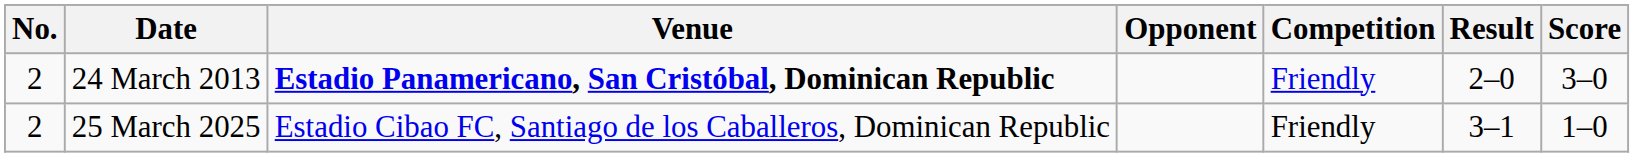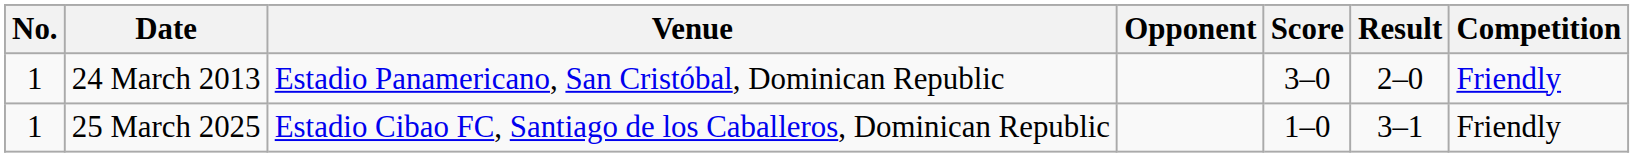columns swapped: (1585, 28) <-> (1353, 28)
(35, 77) 2 -> (35, 77) 1
(665, 77) bold -> (640, 77) normal
(35, 126) 2 -> (35, 126) 1
